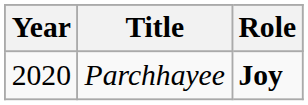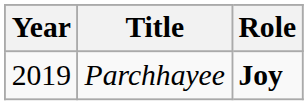(41, 74) 2020 -> (41, 74) 2019
